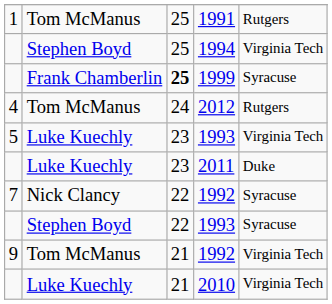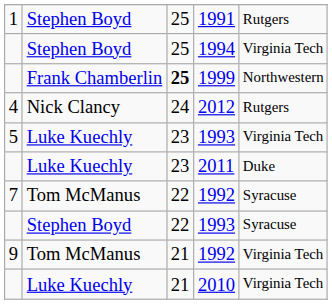(84, 19) Tom McManus -> (79, 19) Stephen Boyd
(270, 78) Syracuse -> (283, 78) Northwestern
(84, 107) Tom McManus -> (73, 107) Nick Clancy
(73, 195) Nick Clancy -> (84, 195) Tom McManus
